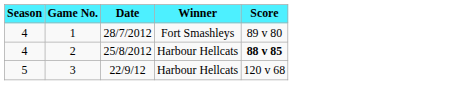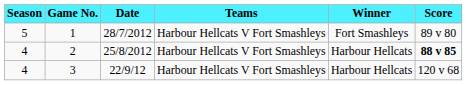+ column: (241, 13)
(25, 32) 4 -> (25, 32) 5
(25, 70) 5 -> (25, 70) 4
